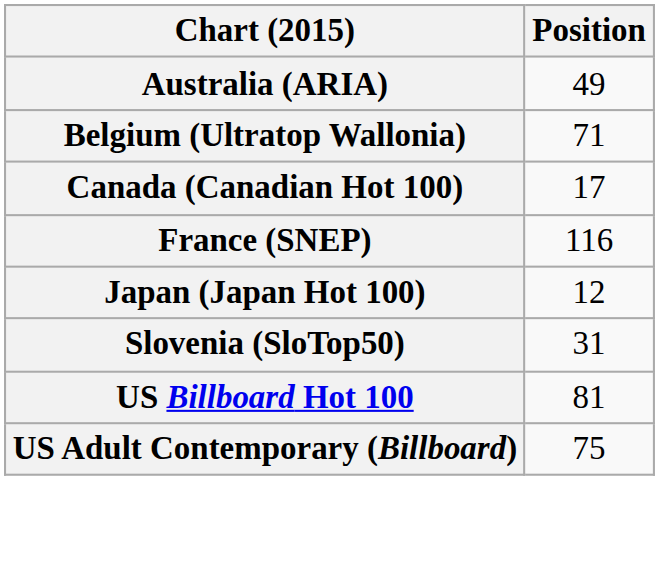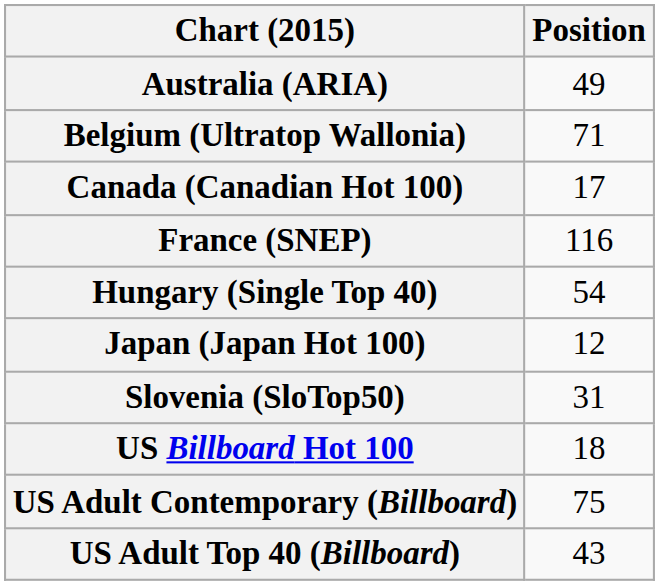+ row: (265, 291)
(589, 396) 81 -> (589, 448) 18
+ row: (265, 553)
